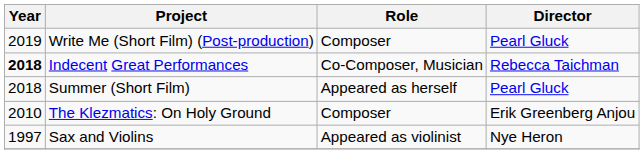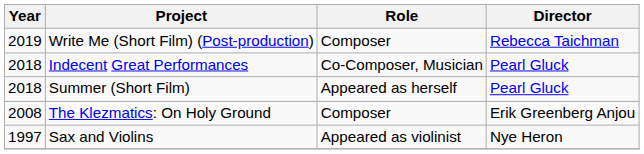(529, 40) Pearl Gluck -> (554, 40) Rebecca Taichman
(25, 64) bold -> (25, 64) normal
(554, 64) Rebecca Taichman -> (529, 64) Pearl Gluck
(25, 112) 2010 -> (25, 112) 2008
